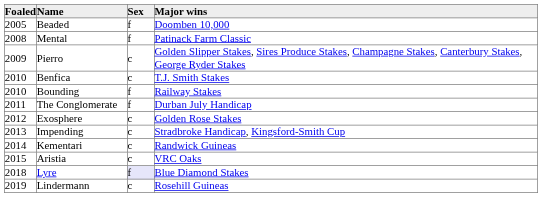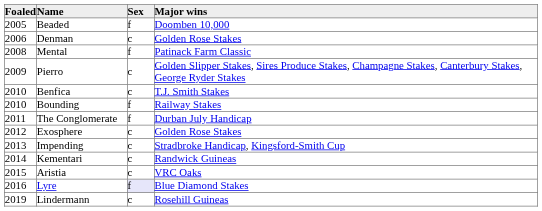+ row: (55, 38)
(16, 172) 2018 -> (16, 186) 2016
